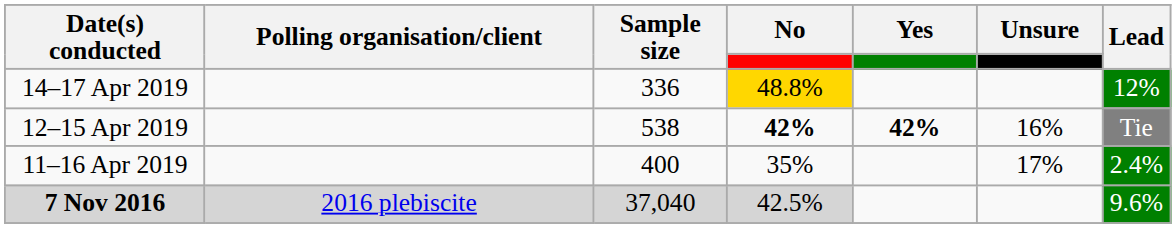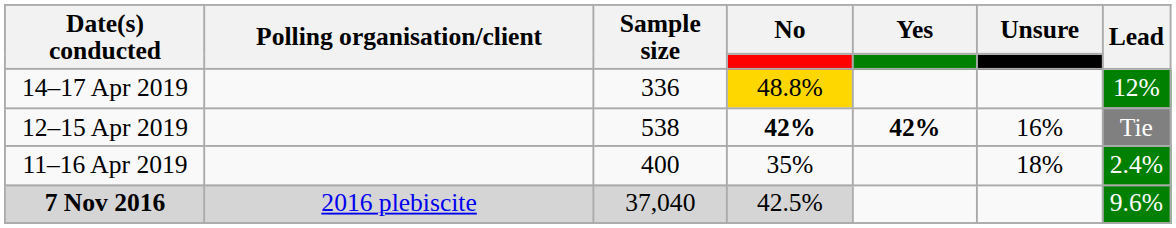(1040, 164) 17% -> (1040, 164) 18%
